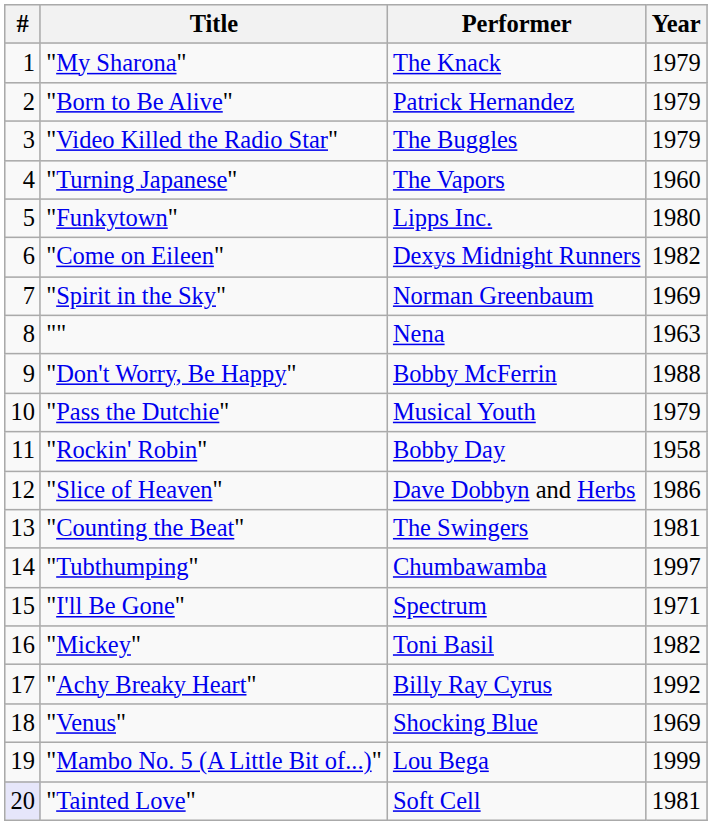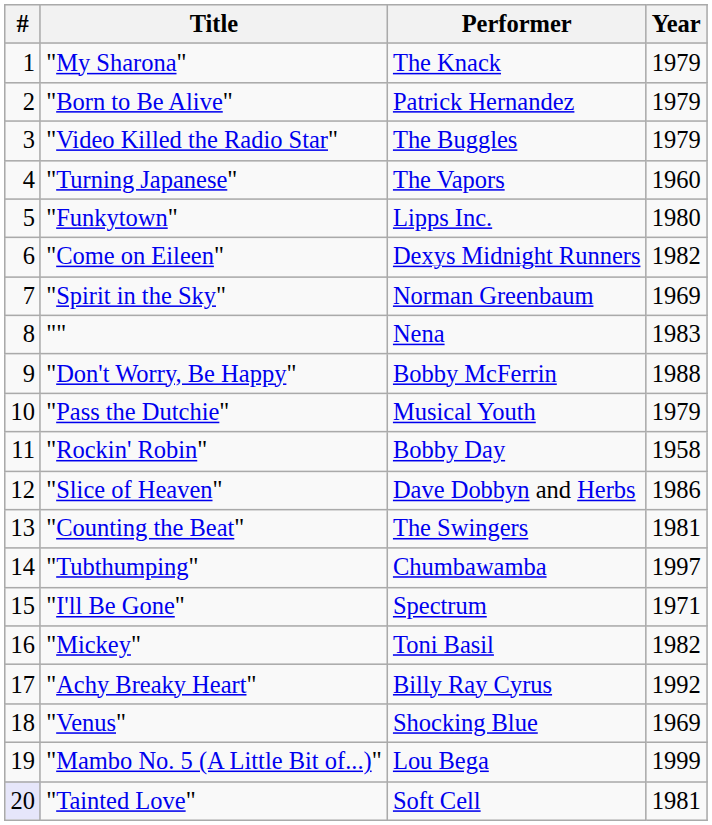(676, 334) 1963 -> (676, 334) 1983
